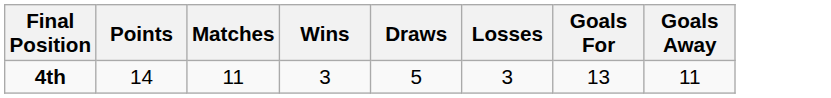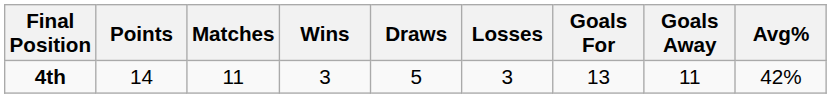+ column: (781, 33)
